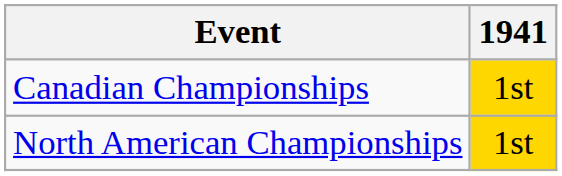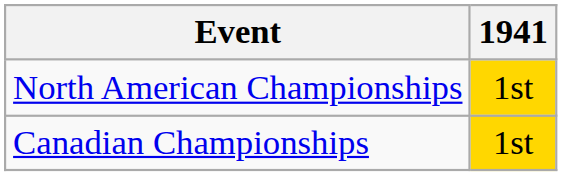rows swapped: (238, 142) <-> (191, 87)
